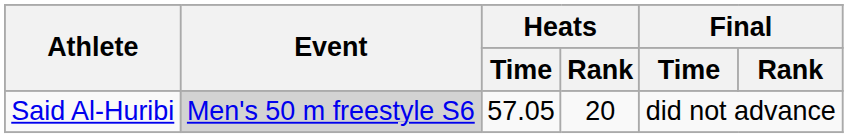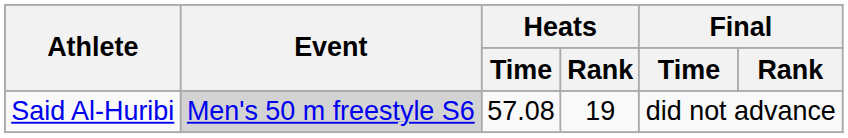(521, 112) 57.05 -> (521, 112) 57.08
(600, 112) 20 -> (600, 112) 19
